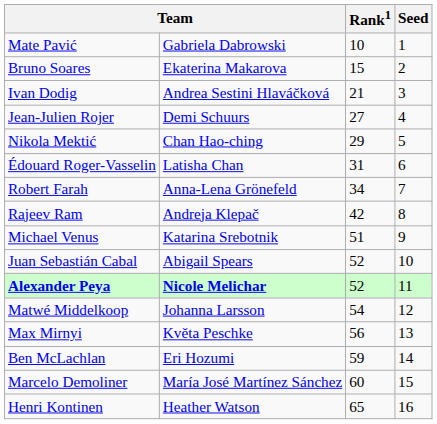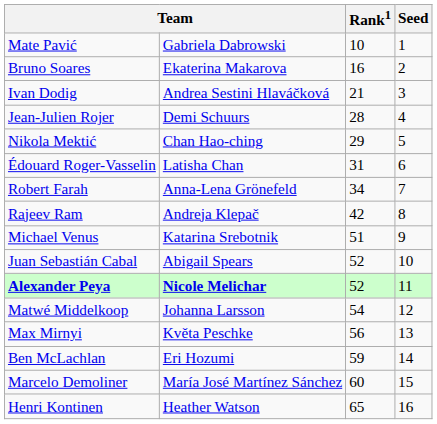(357, 68) 15 -> (357, 68) 16
(357, 117) 27 -> (357, 117) 28
